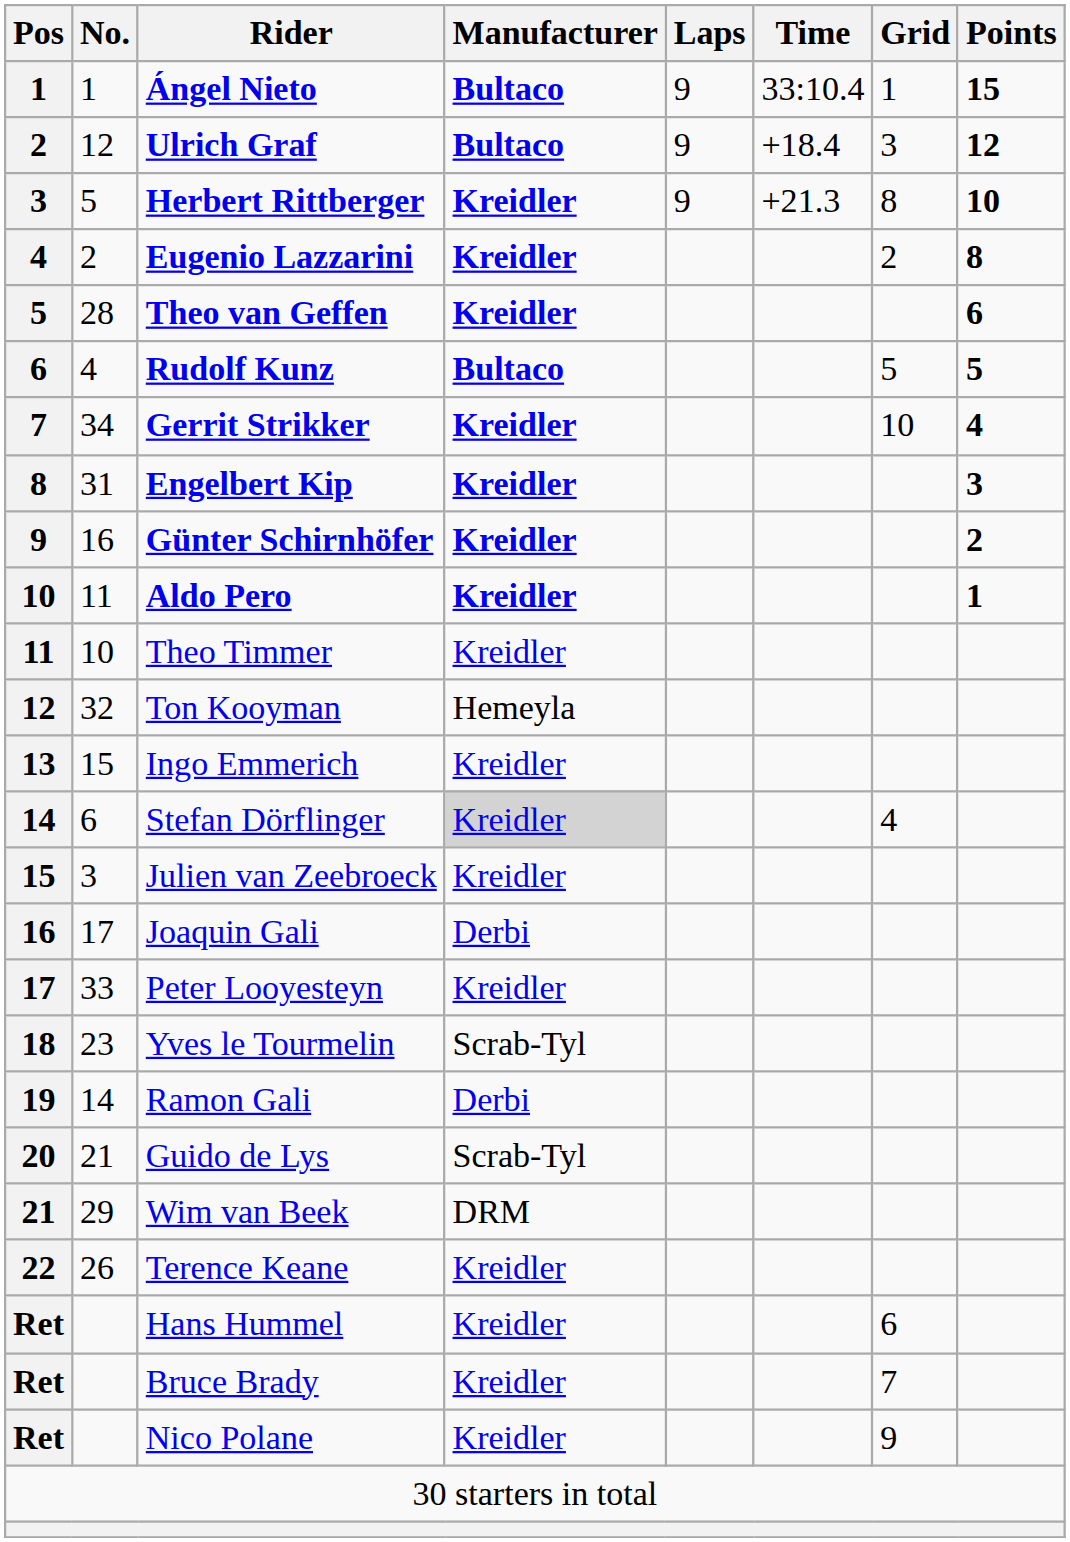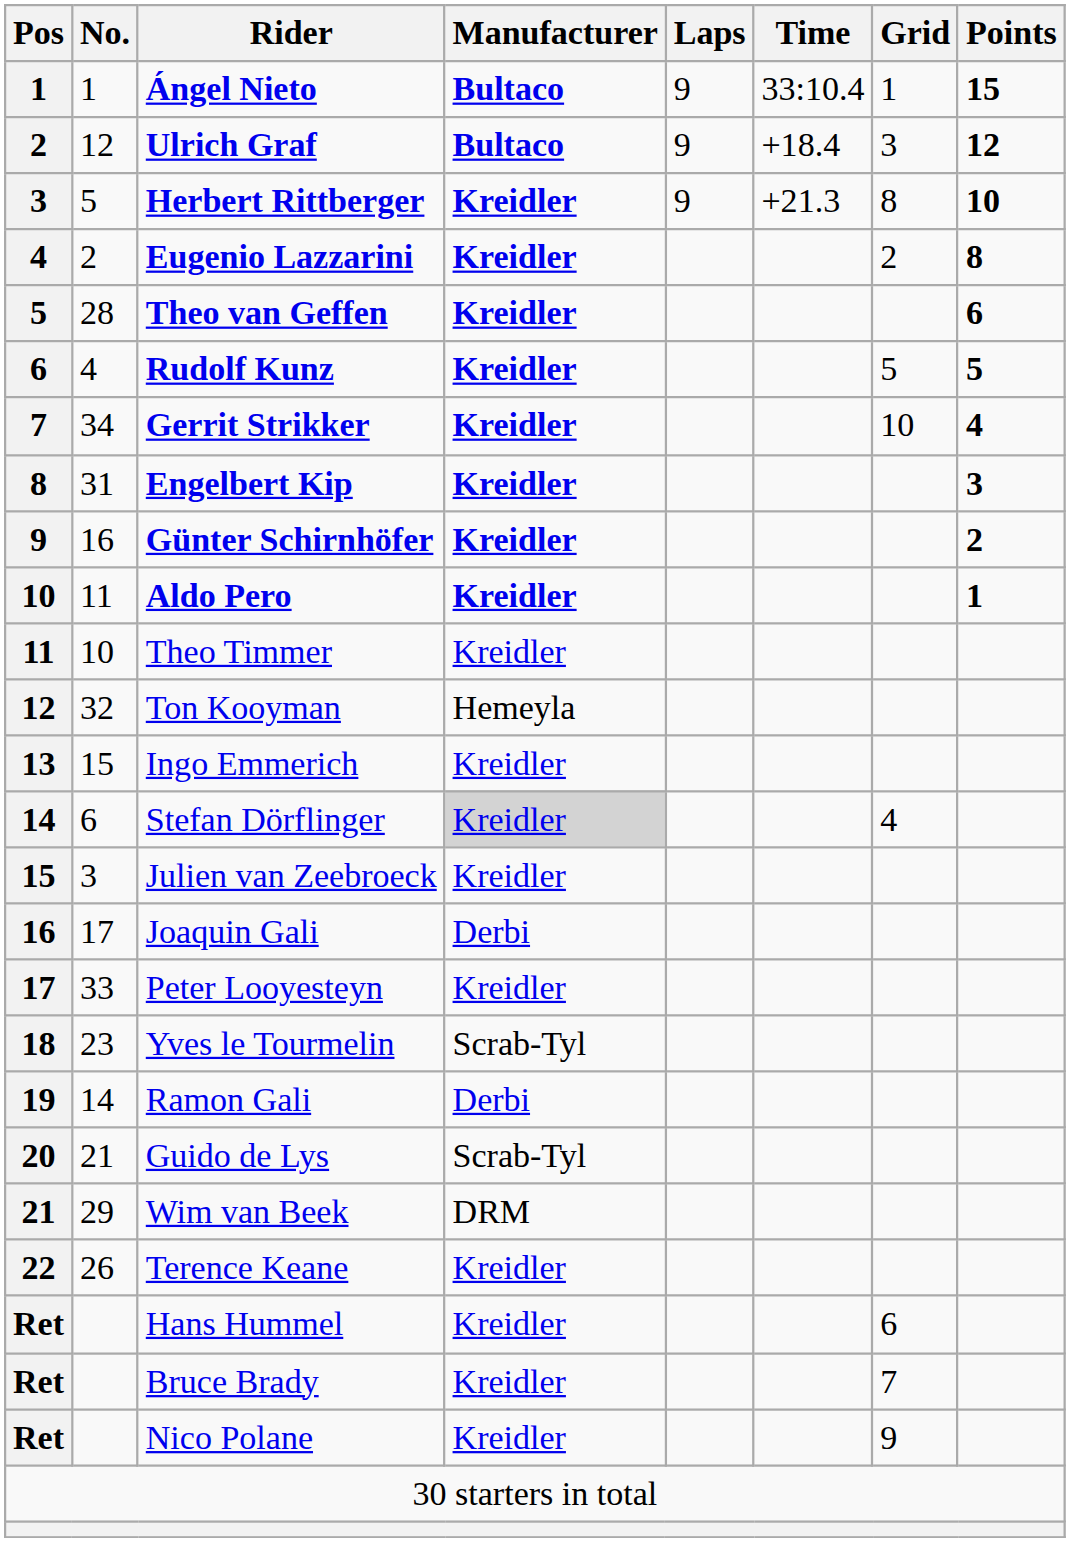(508, 369) Bultaco -> (515, 369) Kreidler
